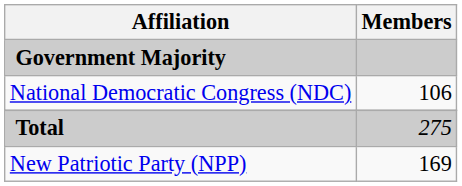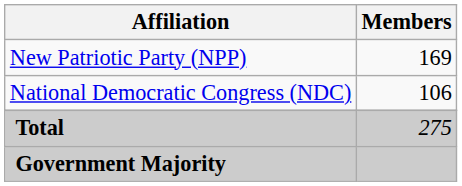rows swapped: (128, 163) <-> (118, 57)
